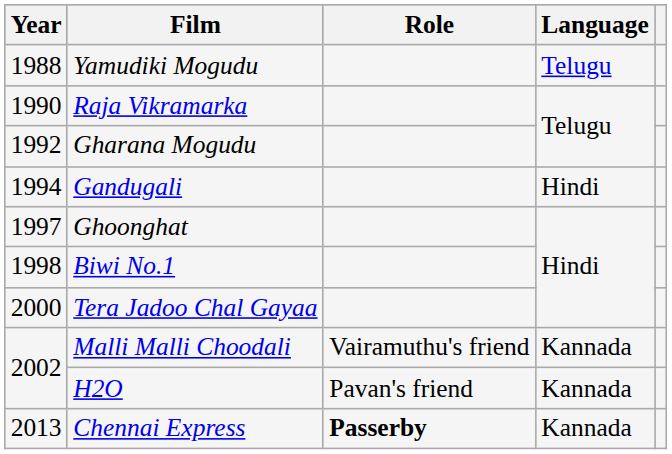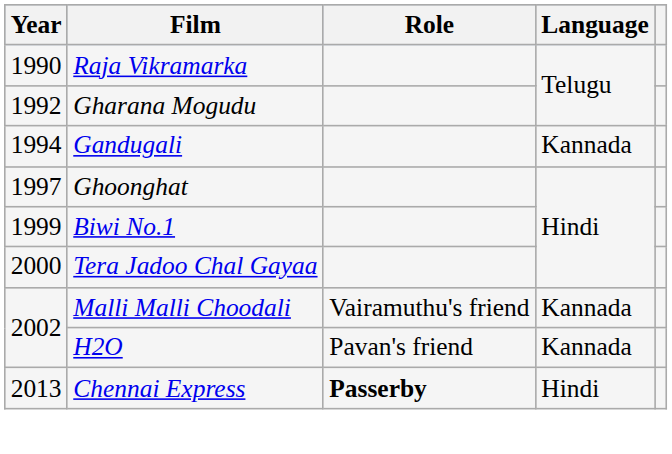- row: (166, 65)
(570, 186) Hindi -> (586, 145) Kannada
(36, 266) 1998 -> (36, 226) 1999
(586, 428) Kannada -> (570, 387) Hindi
